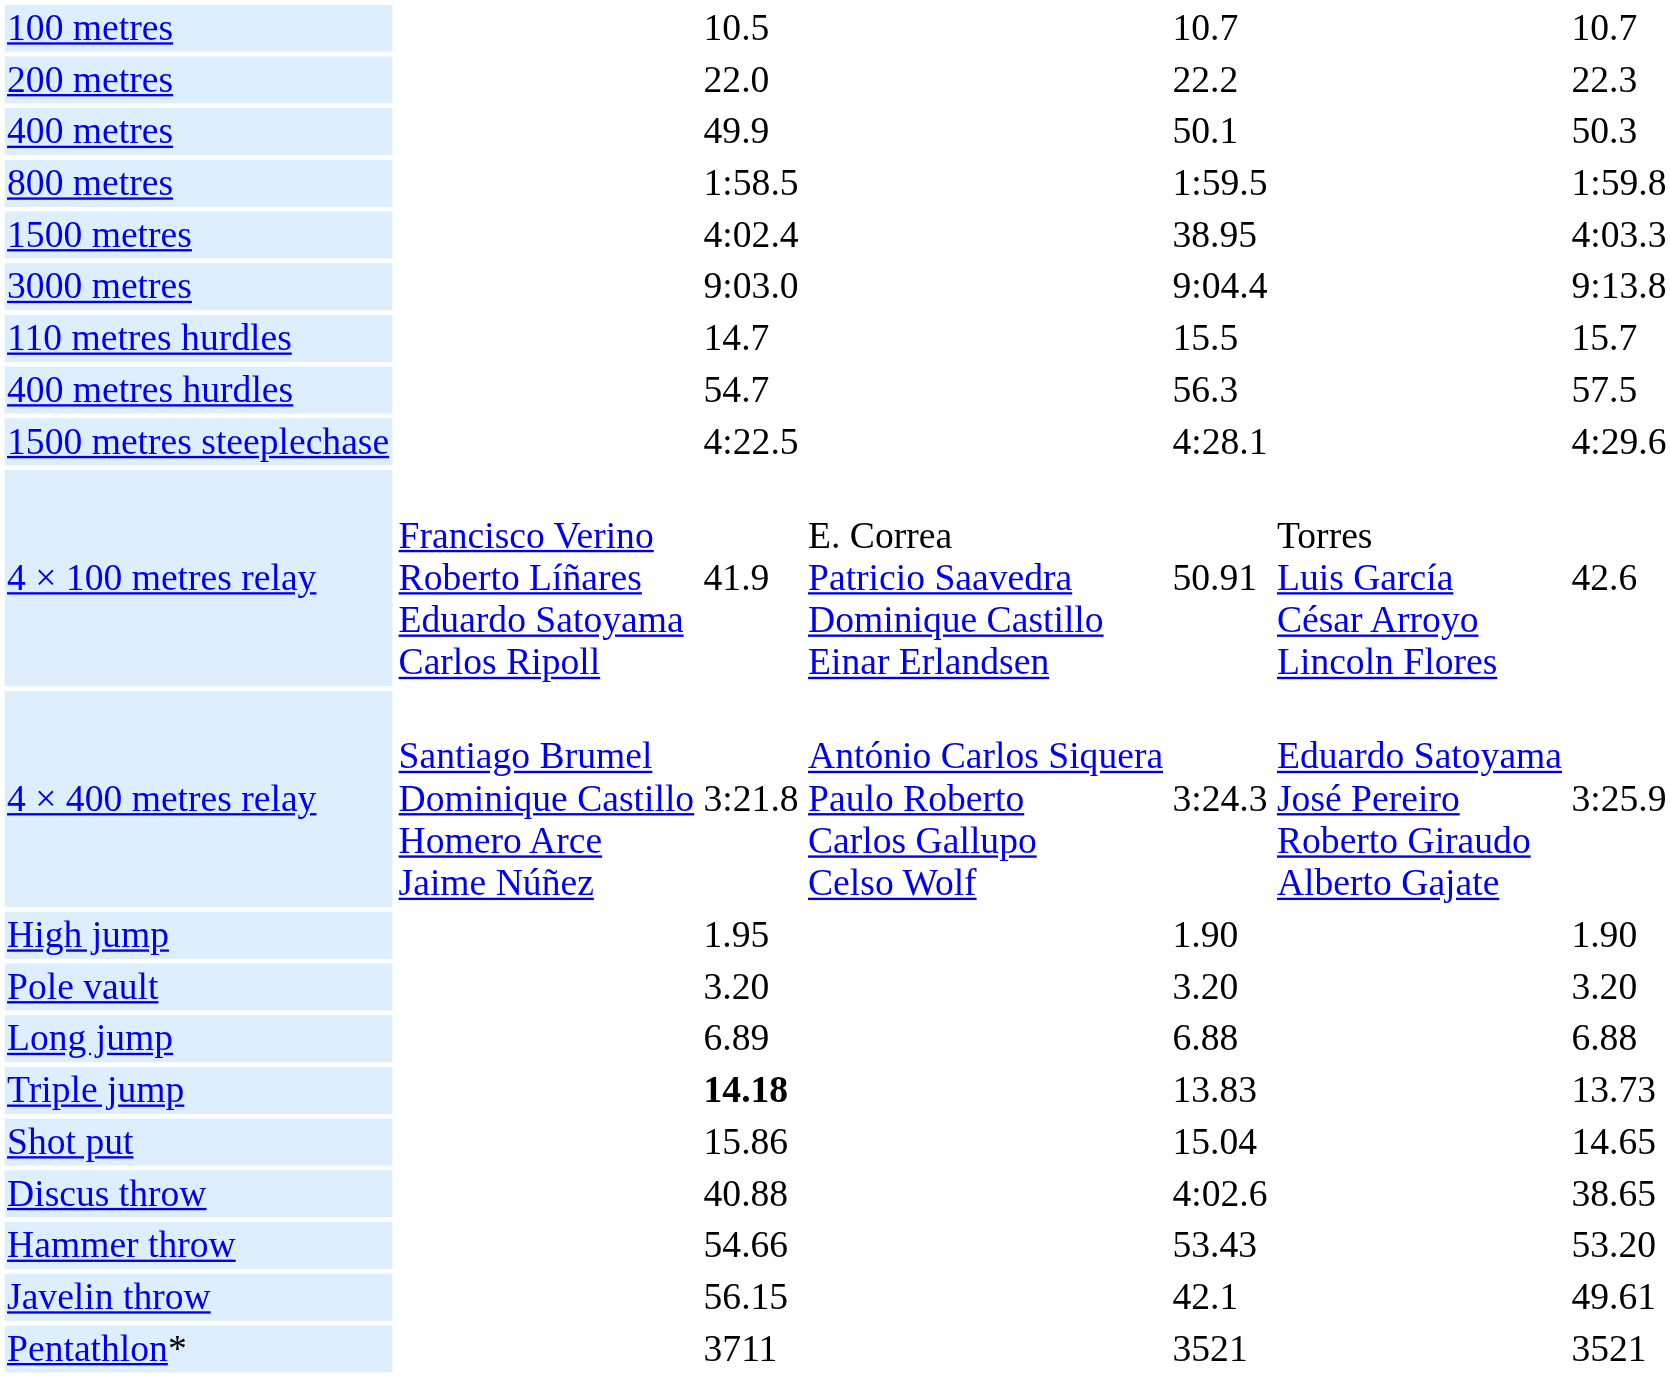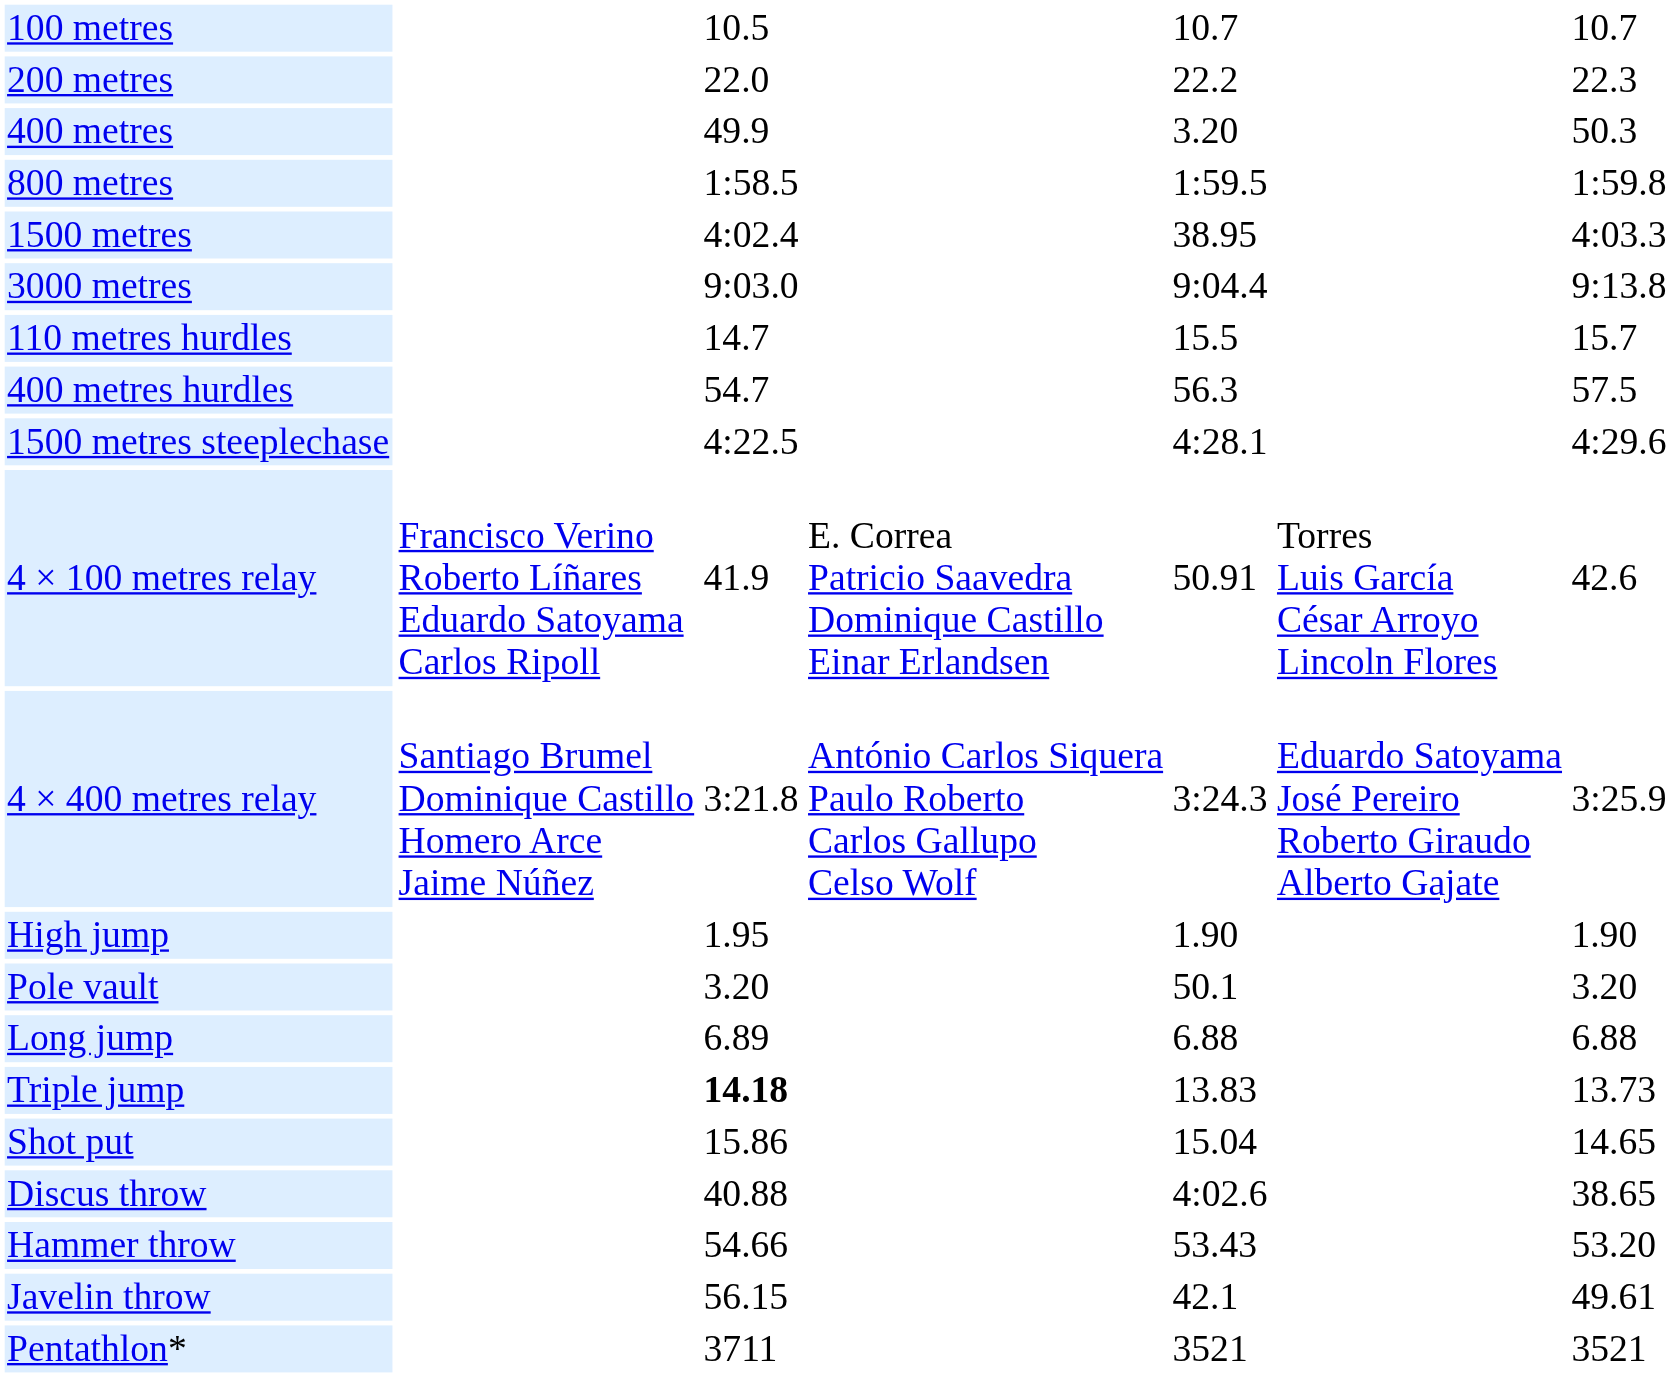(1205, 130) 50.1 -> (1205, 130) 3.20
(1205, 986) 3.20 -> (1205, 986) 50.1
